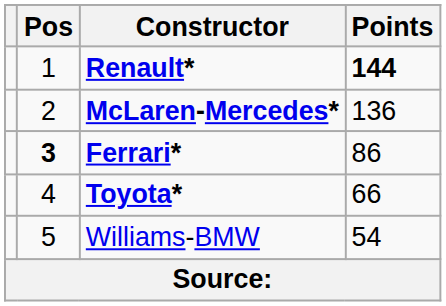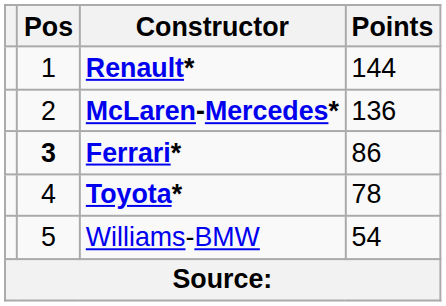(374, 68) bold -> (374, 68) normal
(366, 195) 66 -> (366, 195) 78
